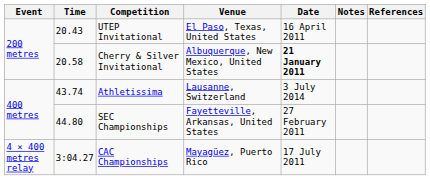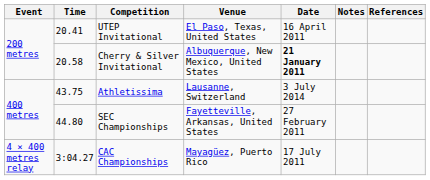(69, 31) 20.43 -> (69, 31) 20.41
(69, 92) 43.74 -> (69, 92) 43.75
